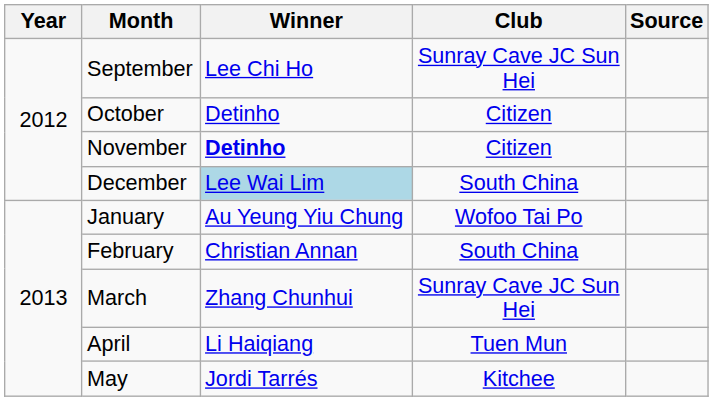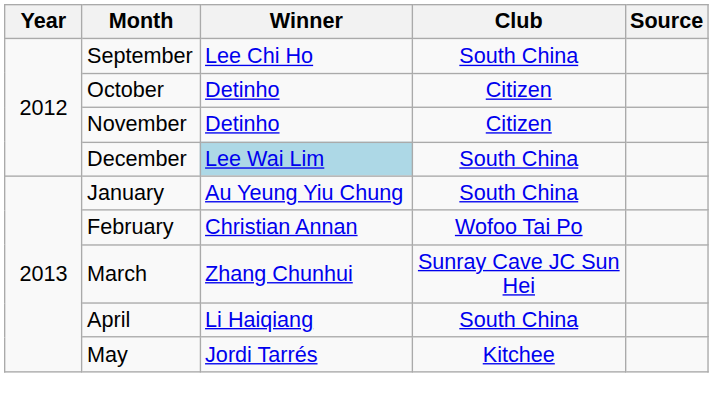(519, 68) Sunray Cave JC Sun Hei -> (519, 55) South China
(245, 148) bold -> (242, 124) normal
(519, 217) Wofoo Tai Po -> (519, 192) South China
(519, 251) South China -> (519, 227) Wofoo Tai Po
(519, 344) Tuen Mun -> (519, 319) South China
